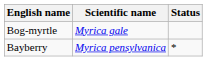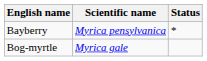rows swapped: (32, 30) <-> (27, 47)
